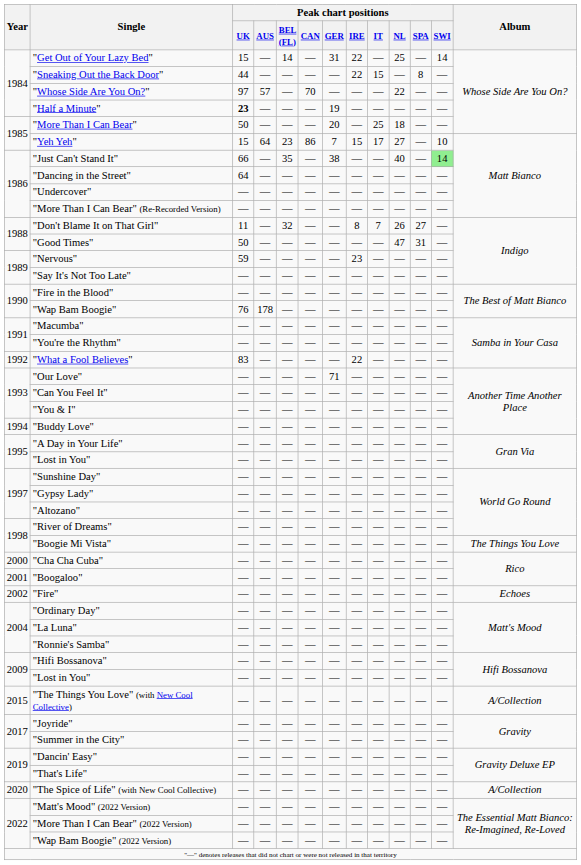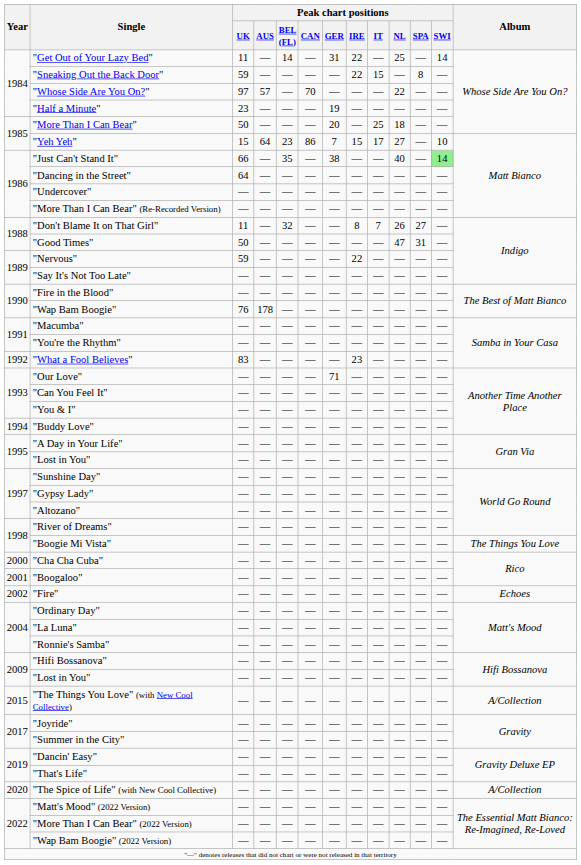(243, 58) 15 -> (243, 58) 11
(243, 74) 44 -> (243, 74) 59
(243, 108) bold -> (243, 108) normal
(357, 259) 23 -> (357, 259) 22
(357, 359) 22 -> (357, 359) 23
